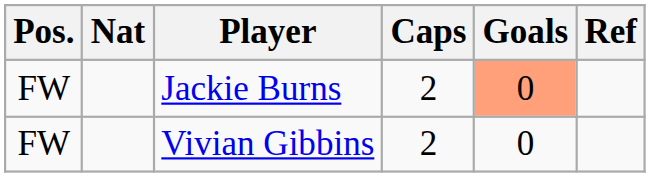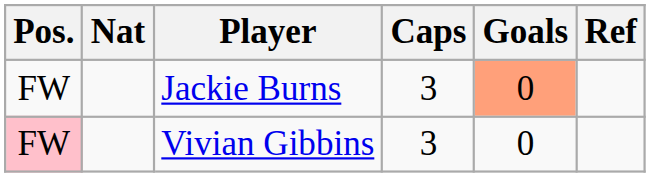(428, 87) 2 -> (428, 87) 3
(44, 143) no background -> (44, 143) pink background
(428, 143) 2 -> (428, 143) 3
